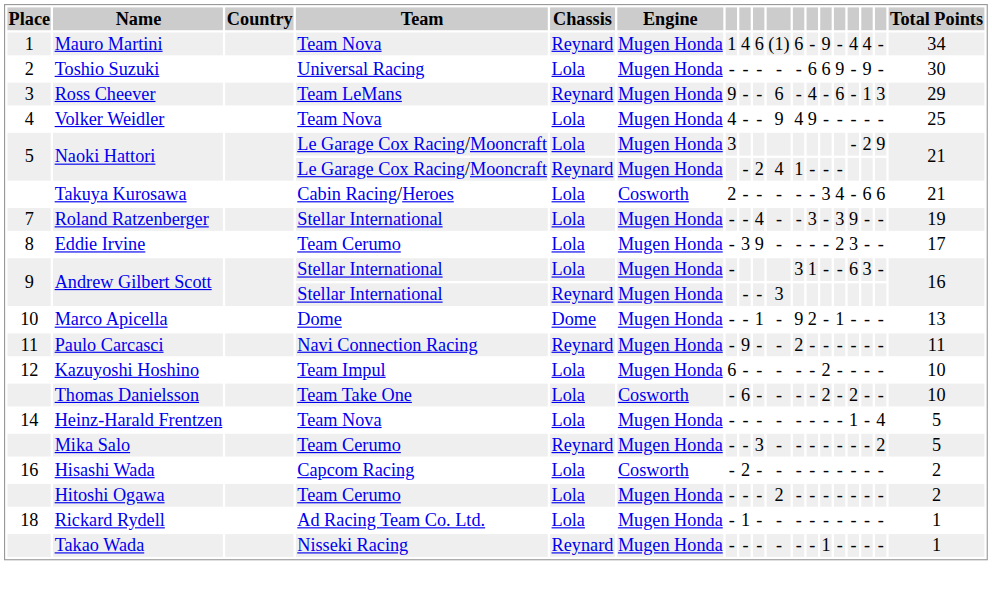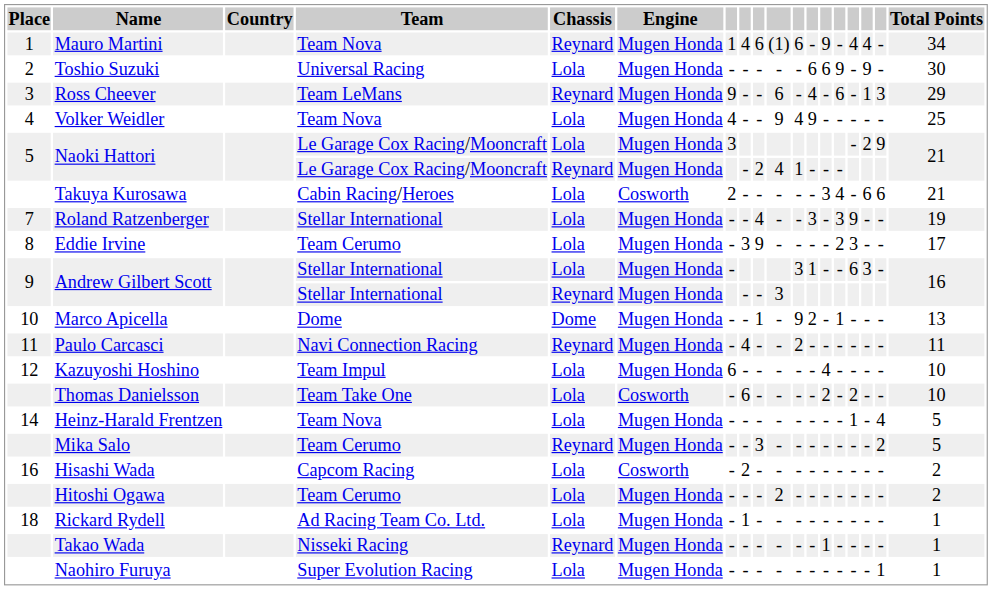(746, 344) 9 -> (746, 344) 4
(826, 369) 2 -> (826, 369) 4
+ row: (29, 571)
